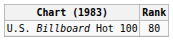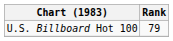(154, 29) 80 -> (154, 29) 79
